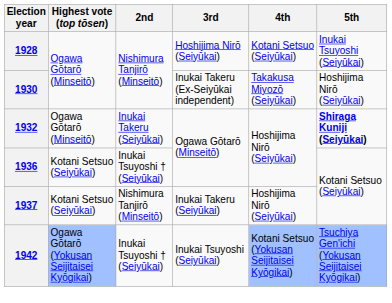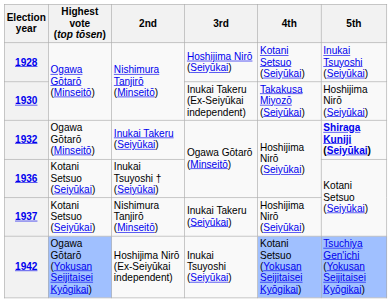(142, 255) Inukai Tsuyoshi † (Seiyūkai) -> (147, 267) Hoshijima Nirō (Ex-Seiyūkai independent)
